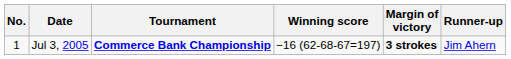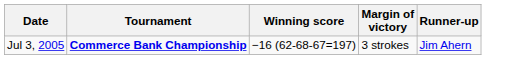- column: (17, 20)
(411, 45) bold -> (385, 45) normal
